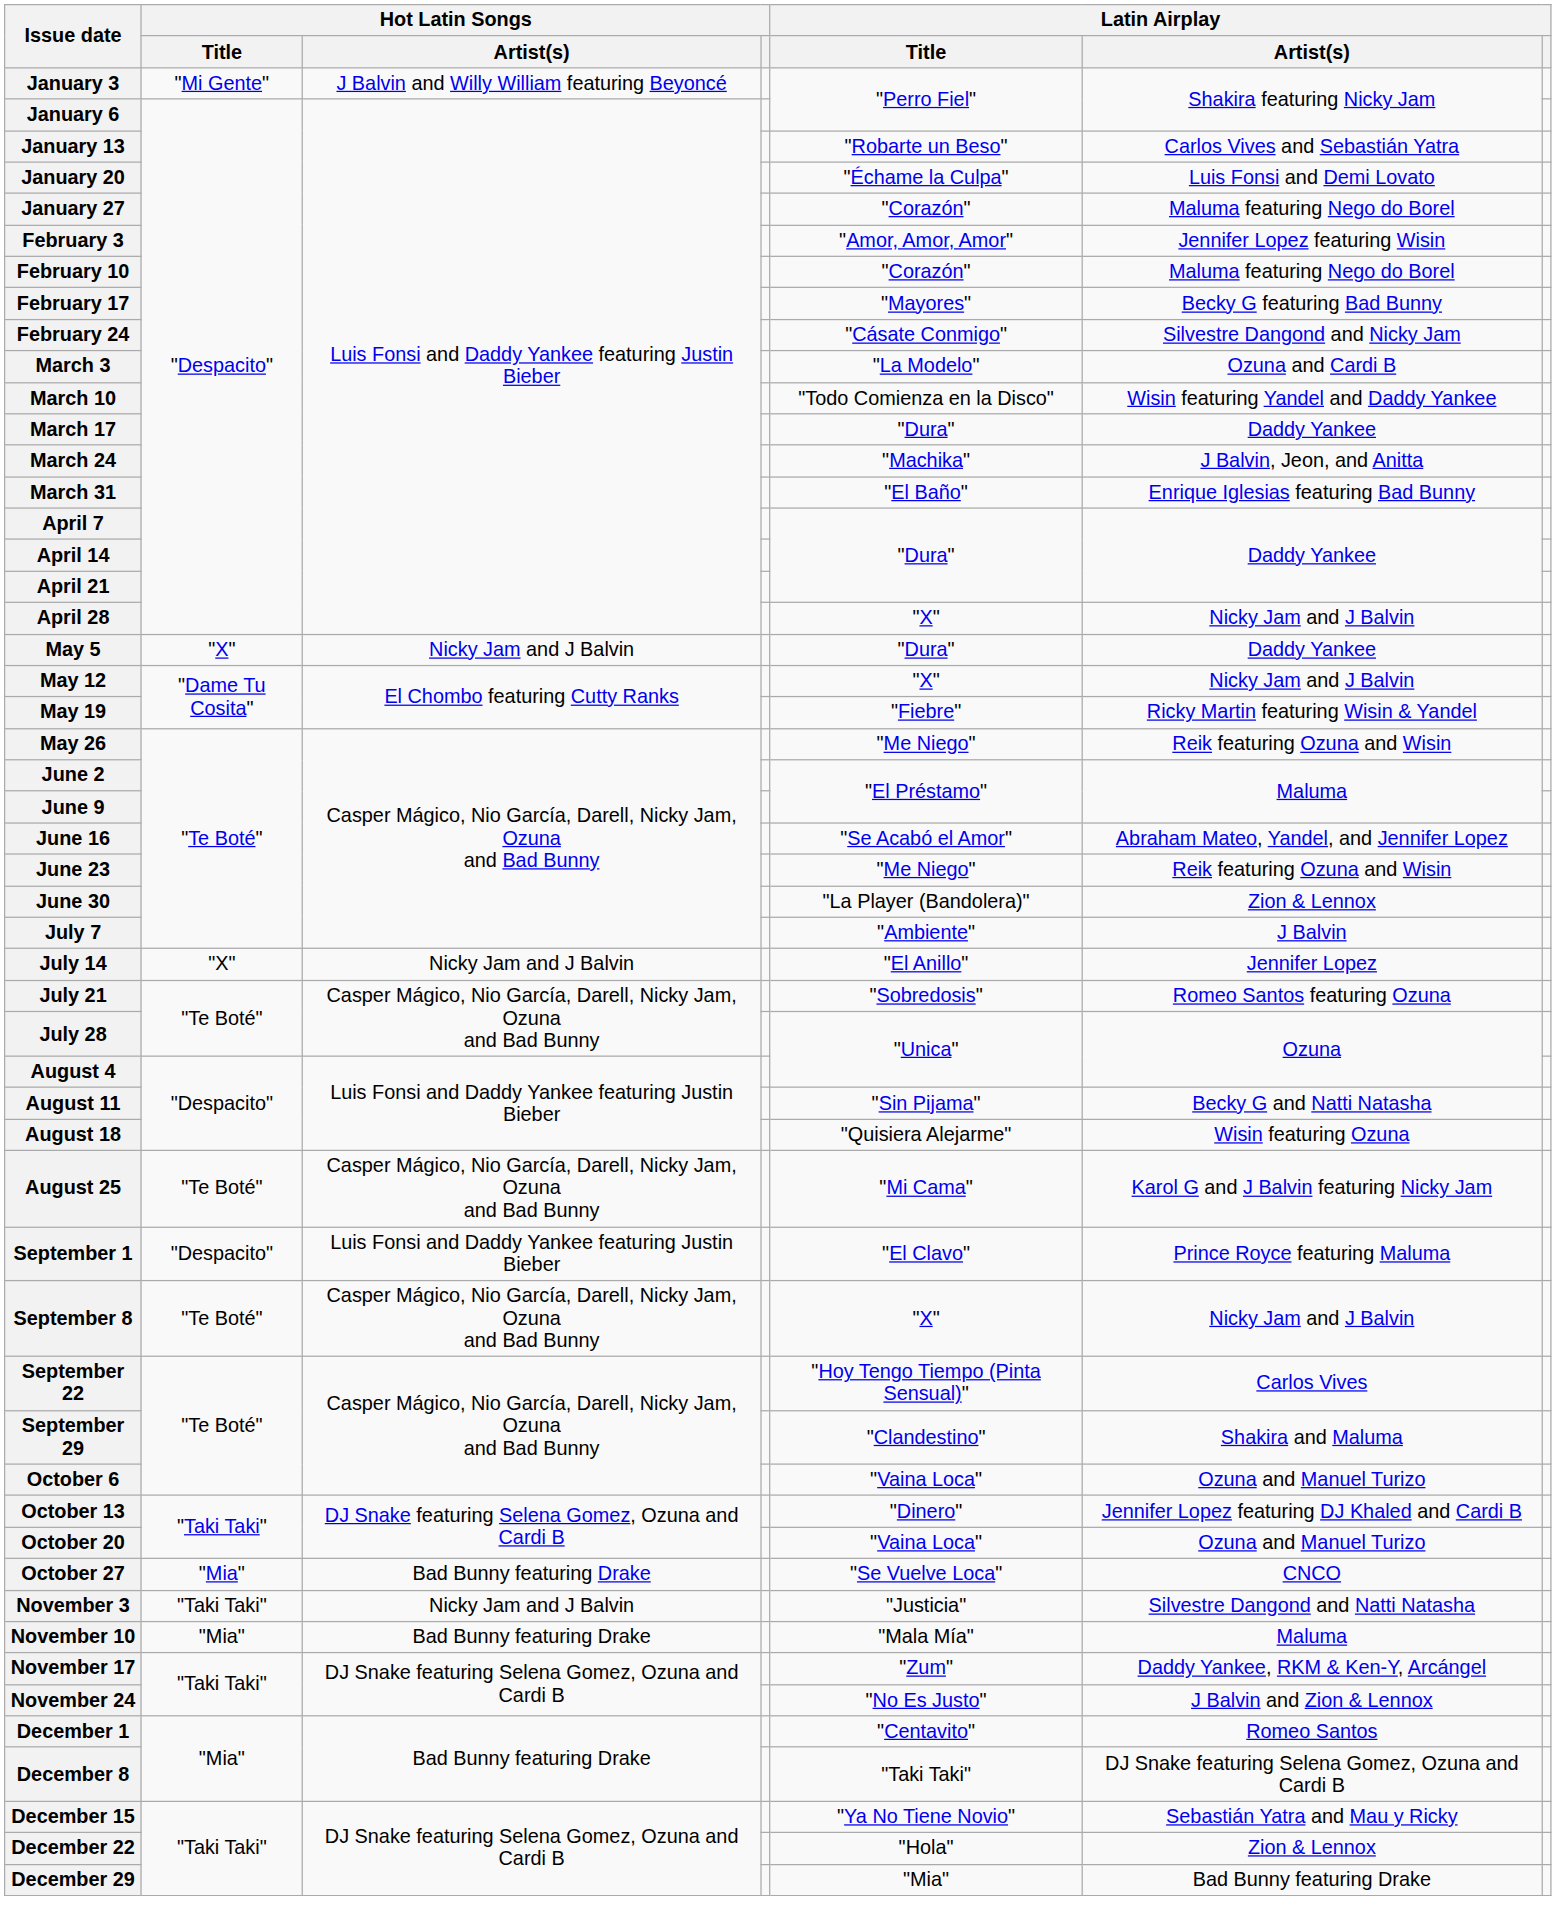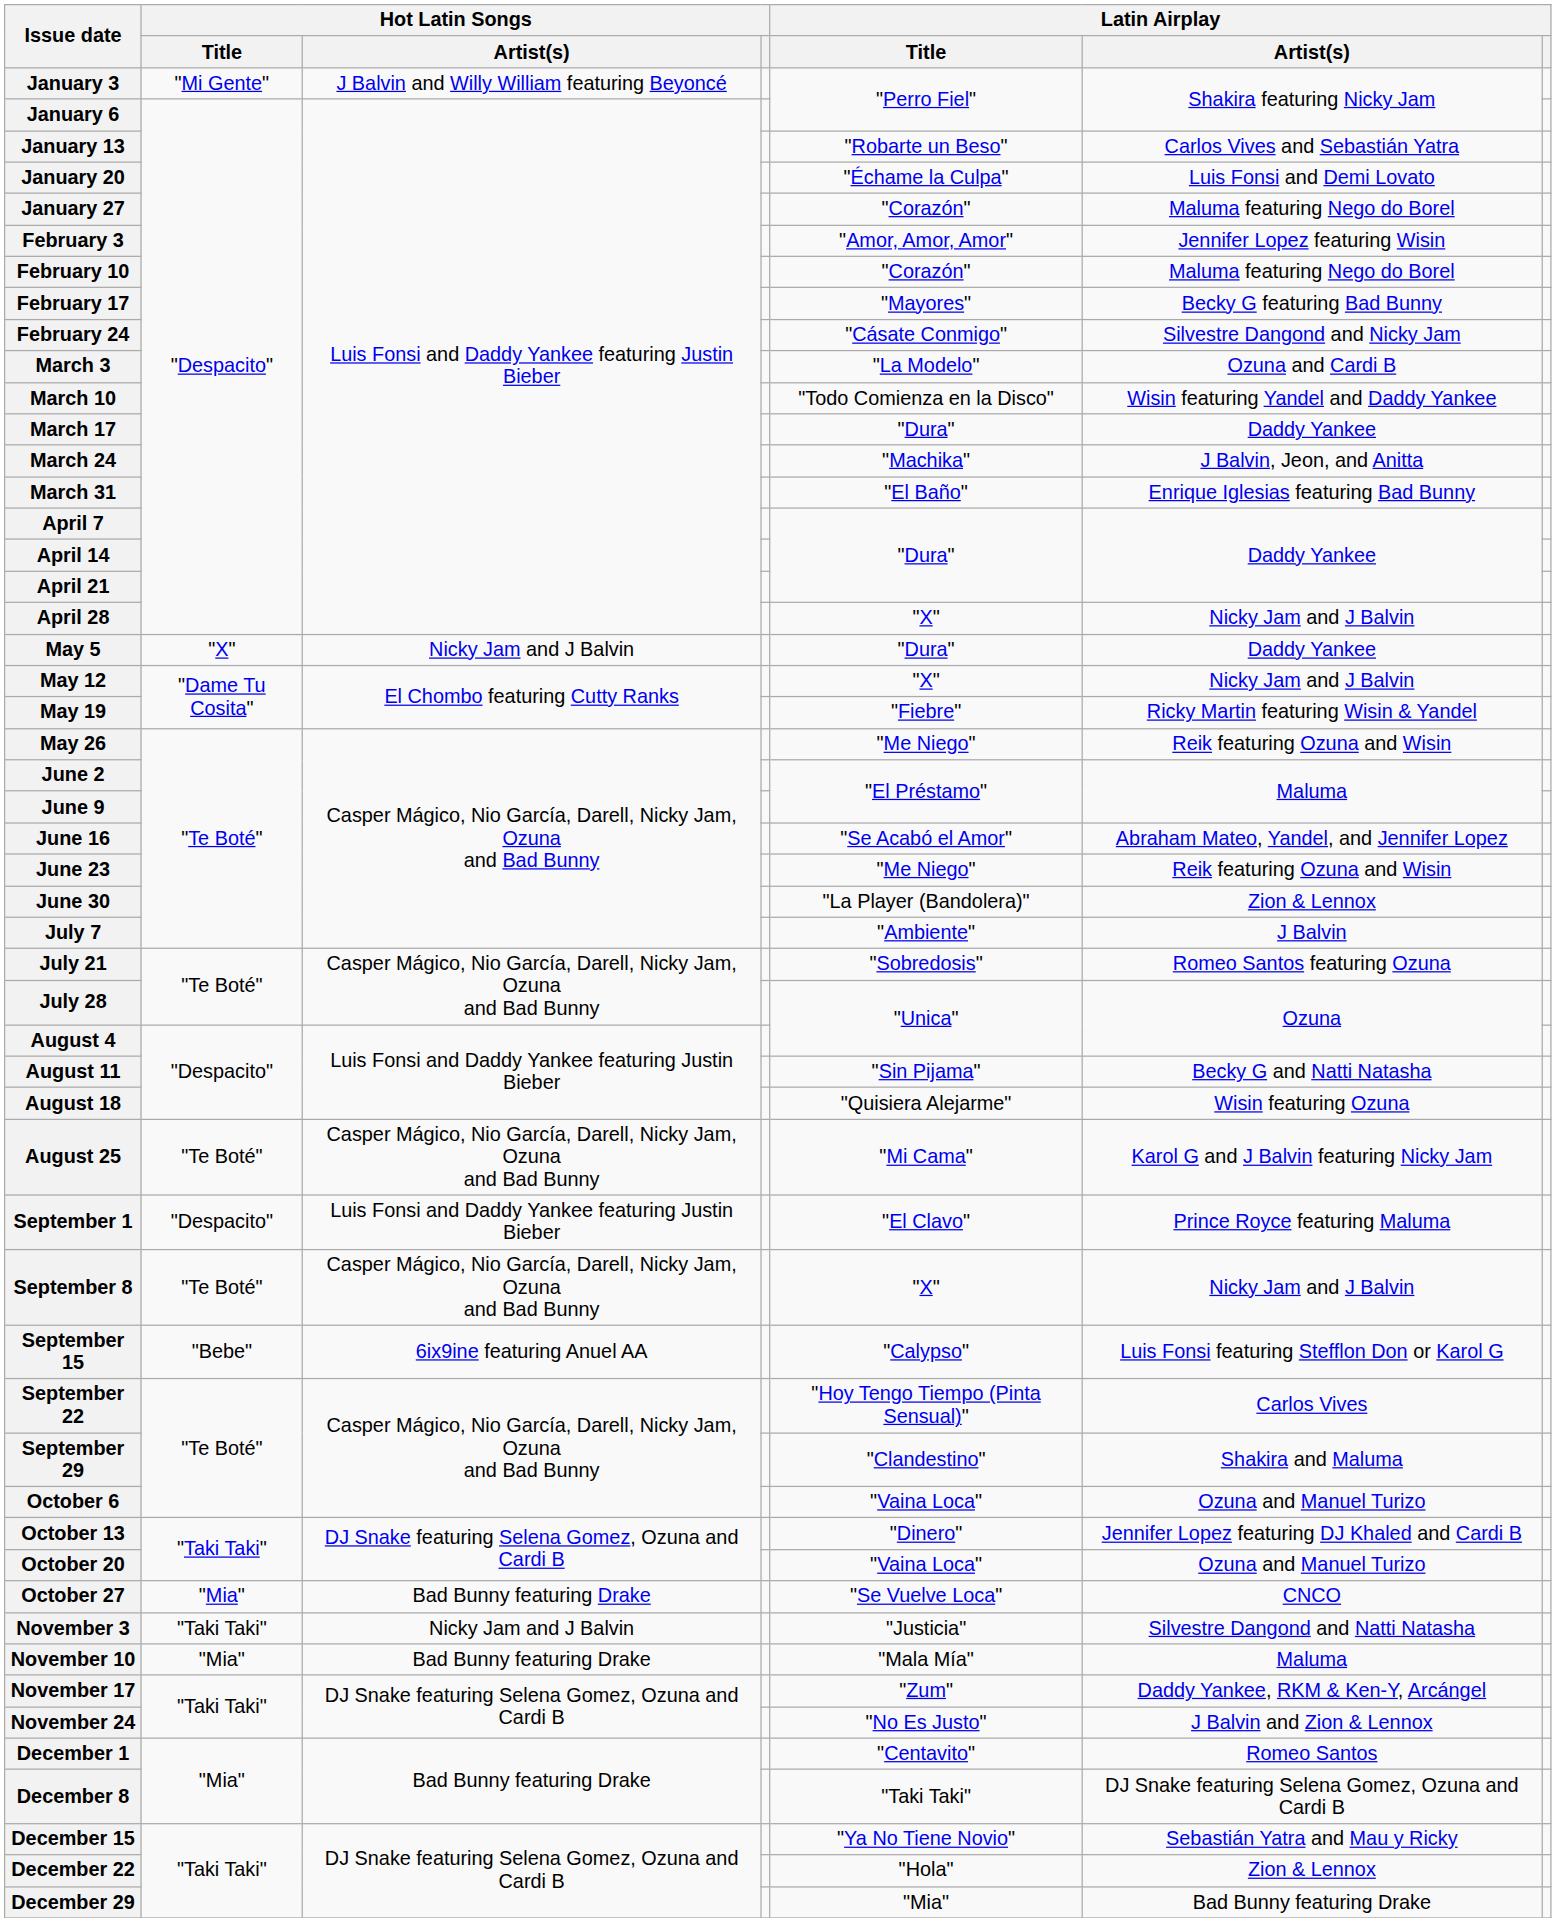- row: (73, 964)
+ row: (73, 1351)
